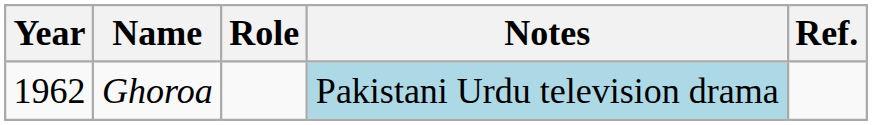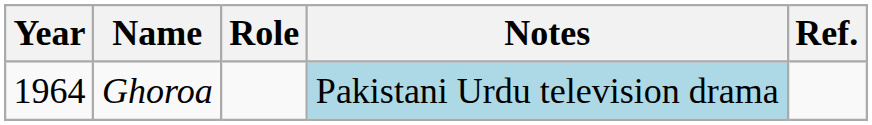(49, 90) 1962 -> (49, 90) 1964
